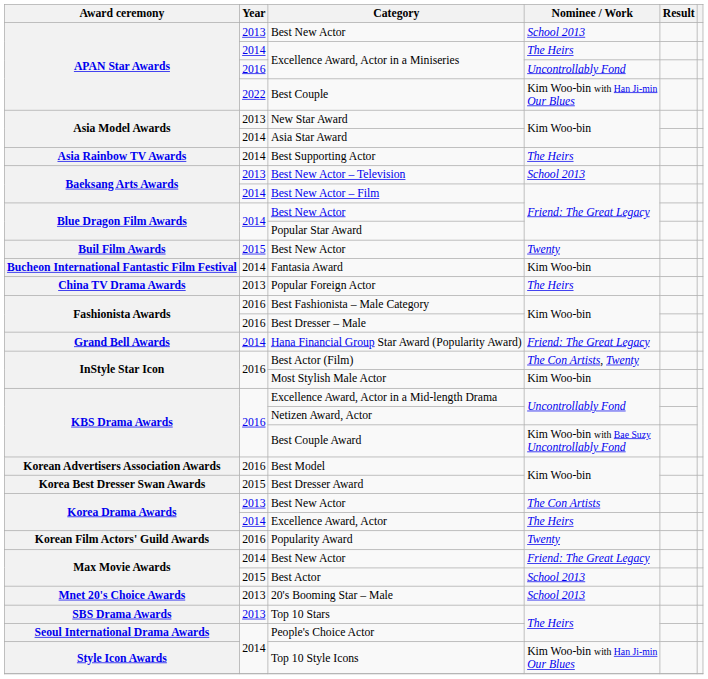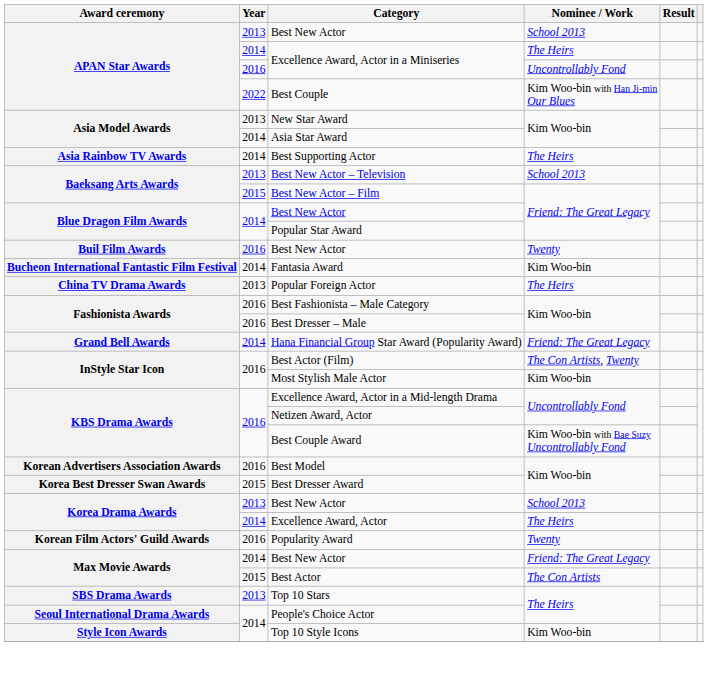(254, 193) 2014 -> (254, 193) 2015
(254, 249) 2015 -> (254, 249) 2016
(564, 503) The Con Artists -> (556, 503) School 2013
(556, 577) School 2013 -> (564, 577) The Con Artists
- row: (122, 595)
(592, 657) Kim Woo-bin with Han Ji-min Our Blues -> (559, 632) Kim Woo-bin
